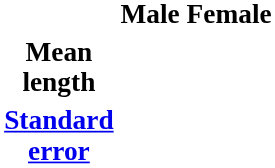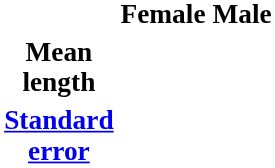columns swapped: (150, 14) <-> (229, 14)
